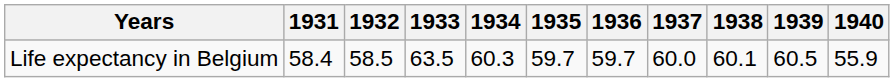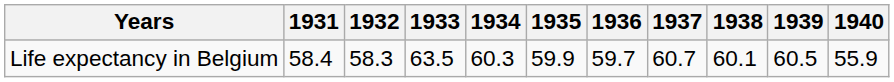(371, 58) 58.5 -> (371, 58) 58.3
(553, 58) 59.7 -> (553, 58) 59.9
(674, 58) 60.0 -> (674, 58) 60.7
